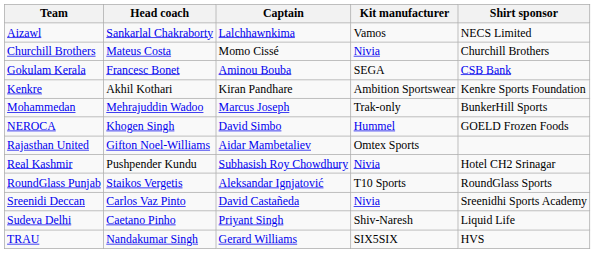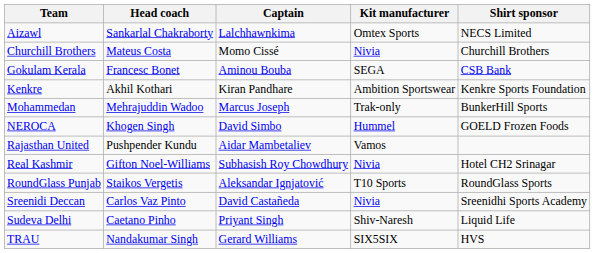(370, 32) Vamos -> (386, 32) Omtex Sports
(158, 145) Gifton Noel-Williams -> (152, 145) Pushpender Kundu
(386, 145) Omtex Sports -> (370, 145) Vamos
(152, 164) Pushpender Kundu -> (158, 164) Gifton Noel-Williams
